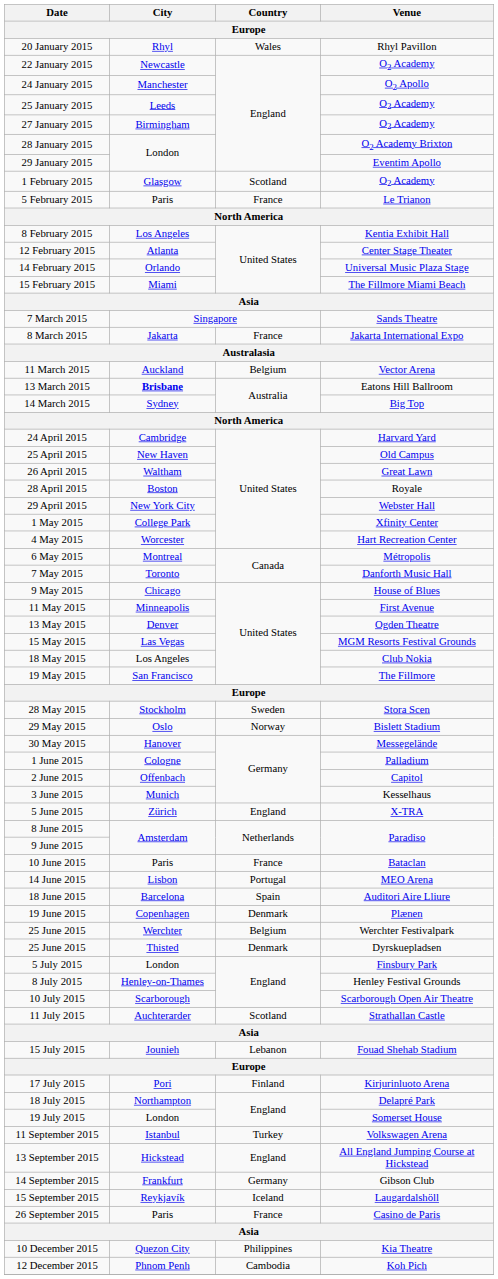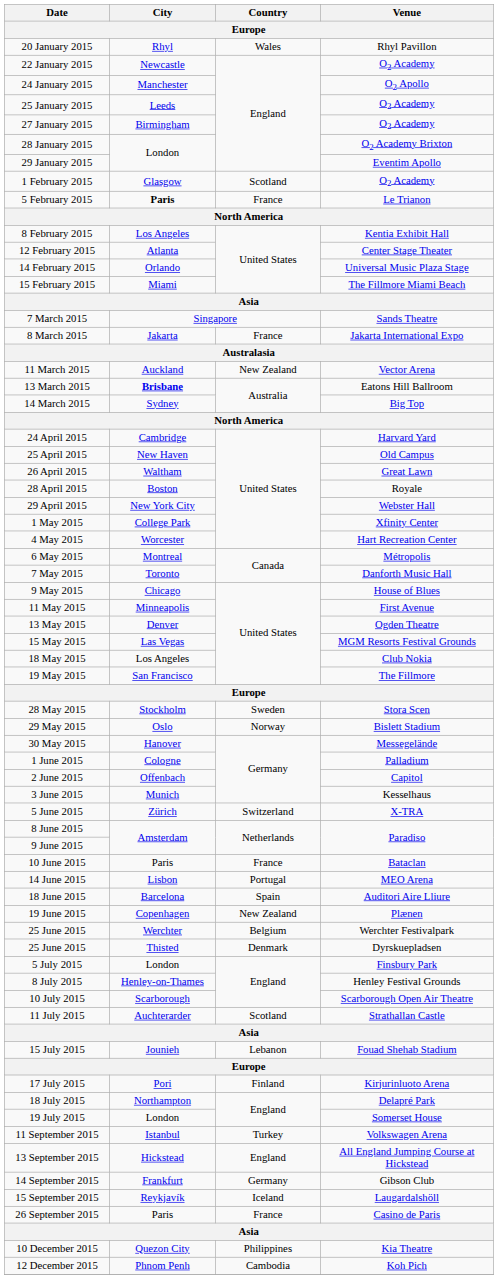(162, 199) normal -> (162, 199) bold
(268, 369) Belgium -> (268, 369) New Zealand
(268, 811) England -> (268, 811) Switzerland
(268, 913) Denmark -> (268, 913) New Zealand
